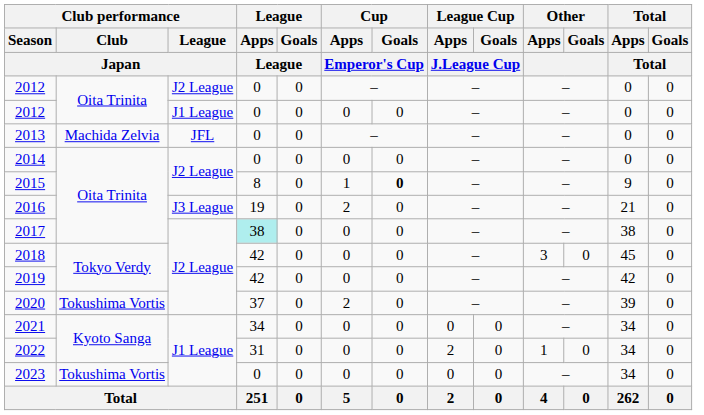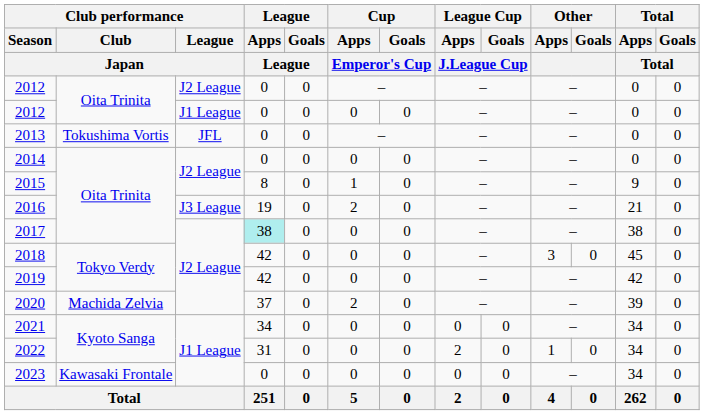(112, 135) Machida Zelvia -> (116, 135) Tokushima Vortis
(400, 183) bold -> (407, 183) normal
(112, 302) Tokushima Vortis -> (116, 302) Machida Zelvia
(112, 374) Tokushima Vortis -> (116, 374) Kawasaki Frontale
